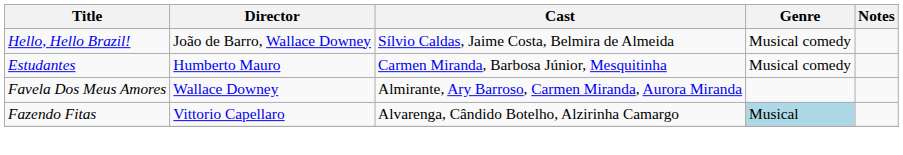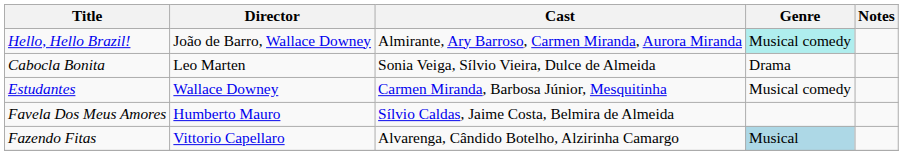(526, 41) Sílvio Caldas, Jaime Costa, Belmira de Almeida -> (560, 41) Almirante, Ary Barroso, Carmen Miranda, Aurora Miranda
(800, 41) no background -> (800, 41) paleturquoise background
+ row: (56, 65)
(227, 65) Humberto Mauro -> (226, 89) Wallace Downey
(226, 89) Wallace Downey -> (227, 114) Humberto Mauro
(560, 89) Almirante, Ary Barroso, Carmen Miranda, Aurora Miranda -> (526, 114) Sílvio Caldas, Jaime Costa, Belmira de Almeida
